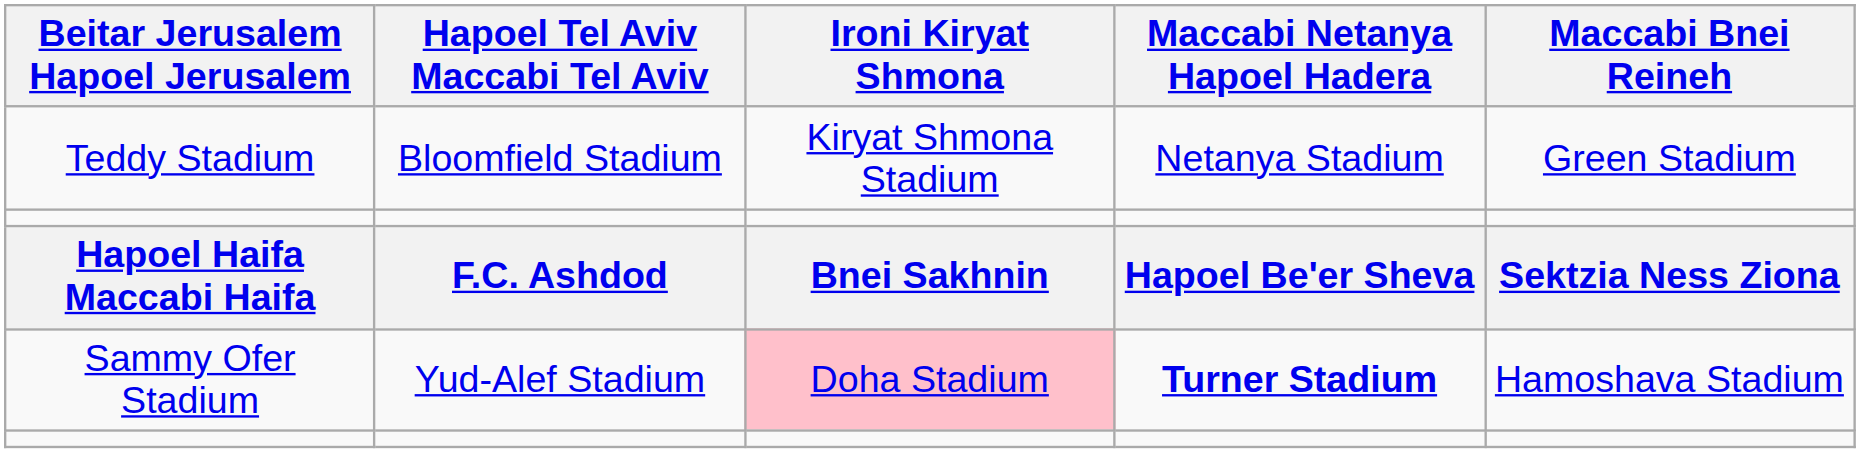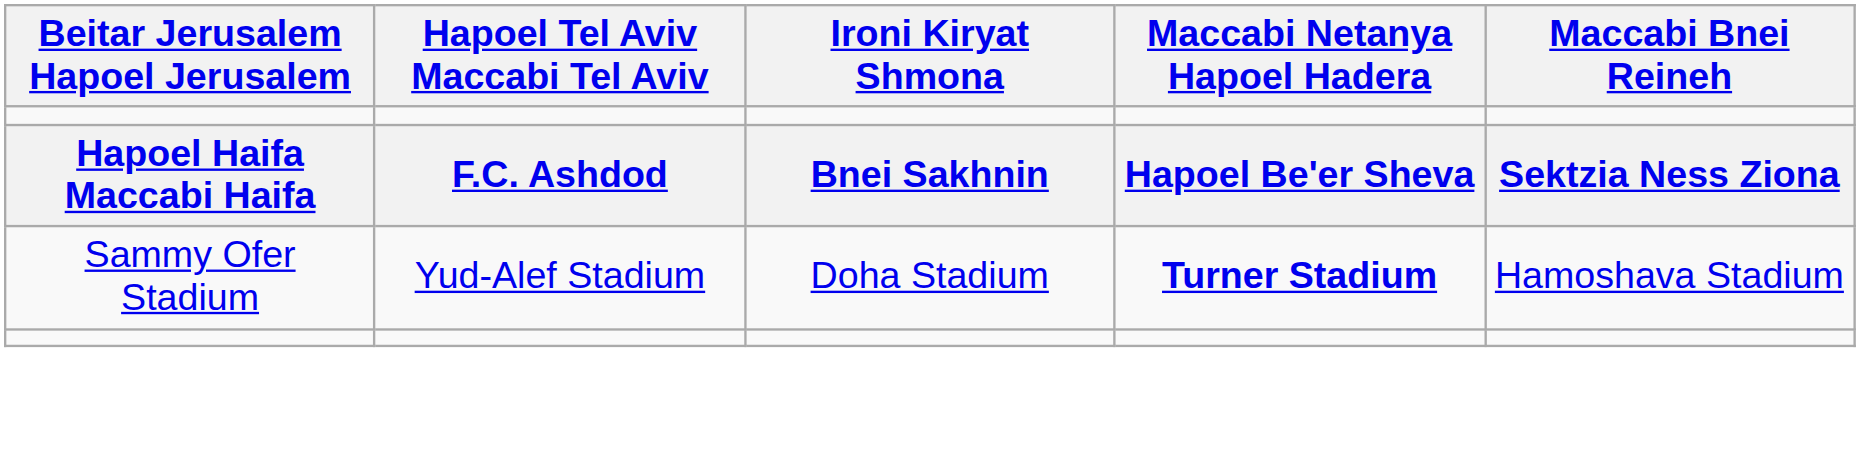- row: (190, 157)
(930, 378) pink background -> (930, 276) no background
